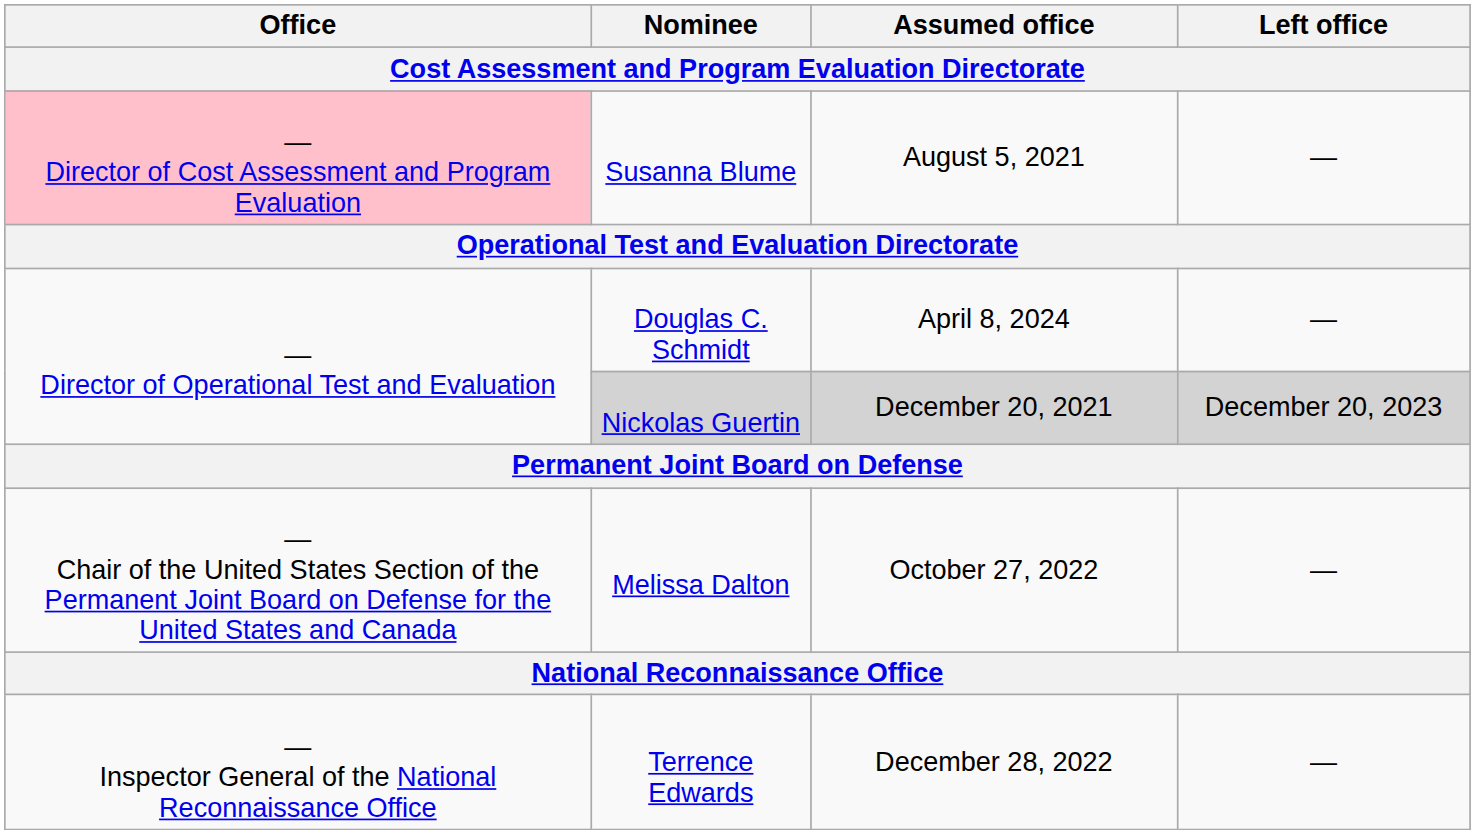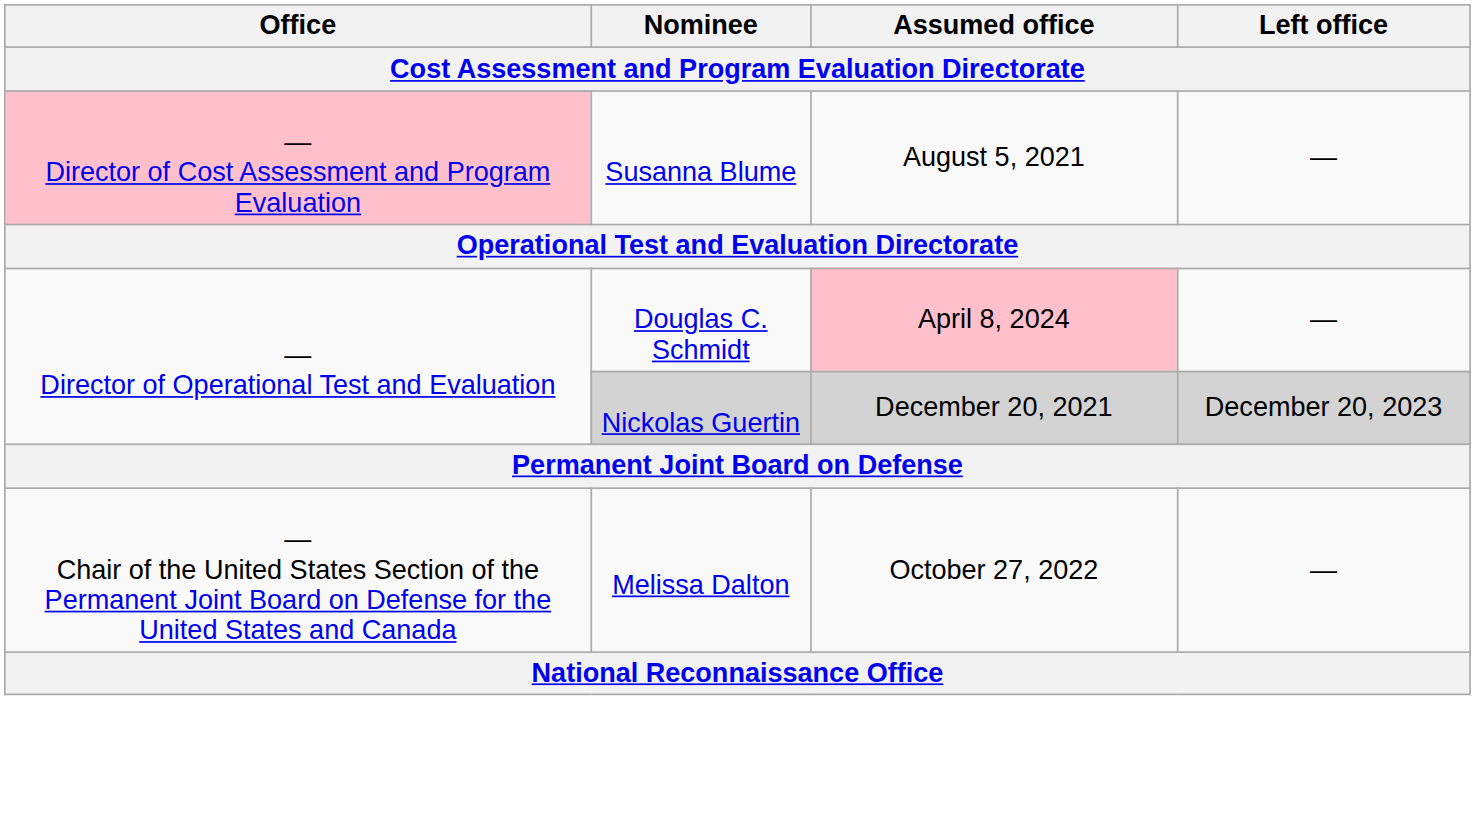(994, 319) no background -> (994, 319) pink background
- row: (701, 776)
